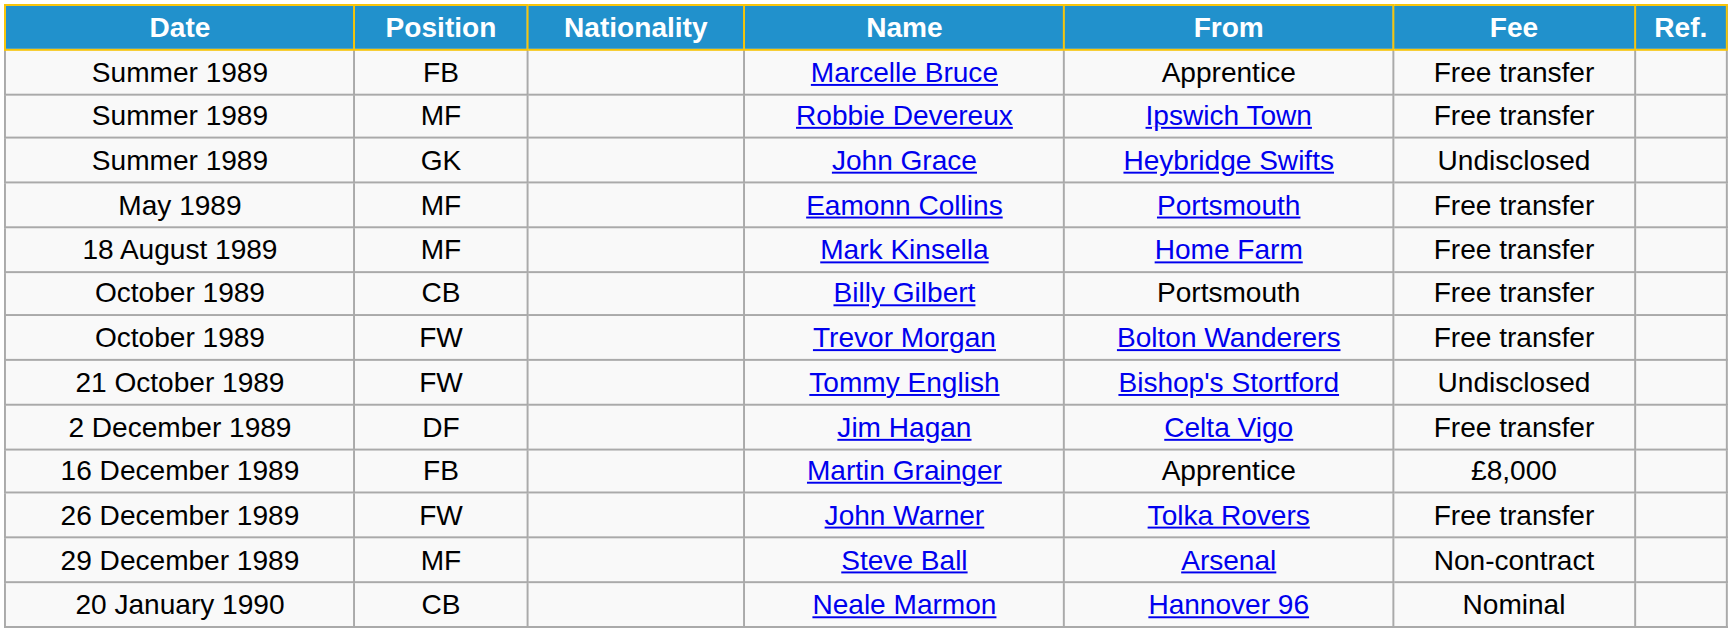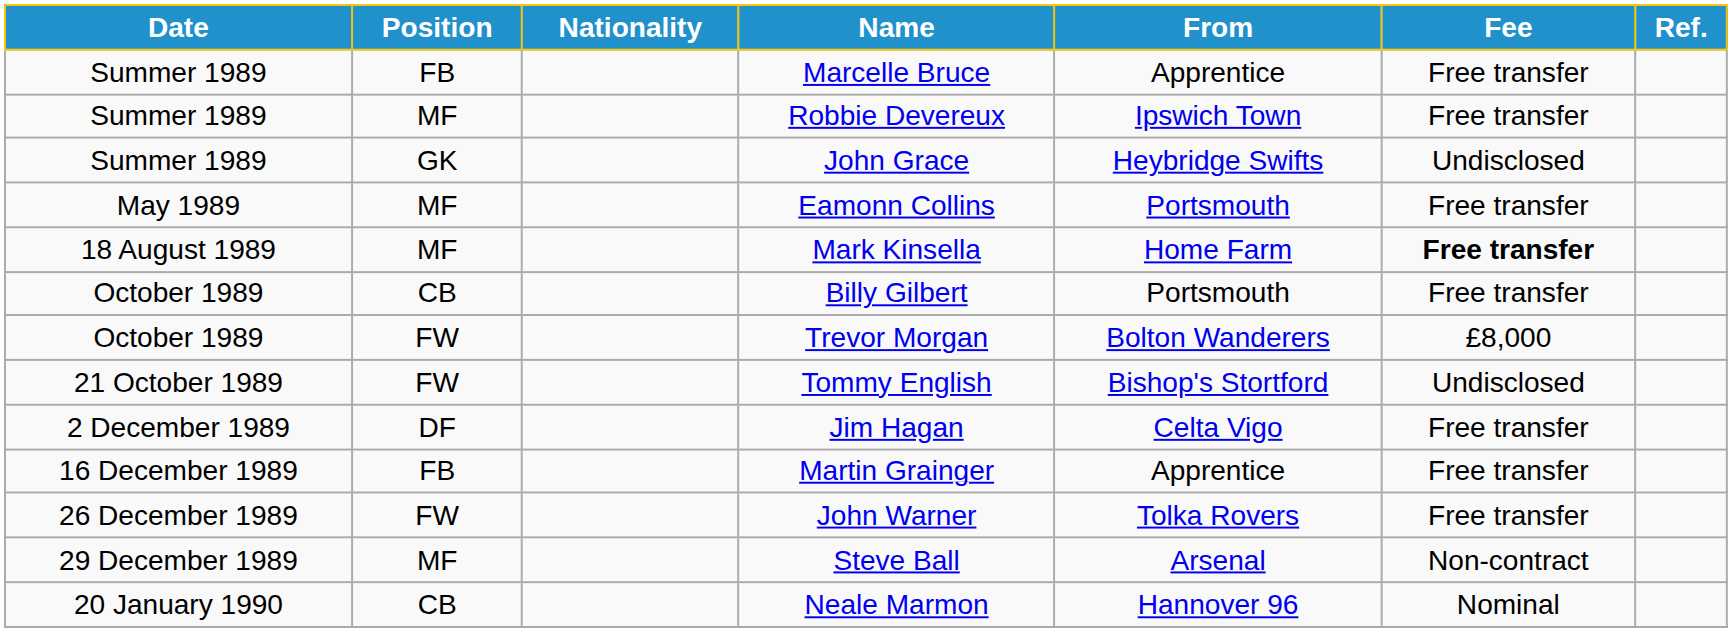(1514, 249) normal -> (1508, 249) bold
(1514, 338) Free transfer -> (1508, 338) £8,000
(1514, 471) £8,000 -> (1508, 471) Free transfer
